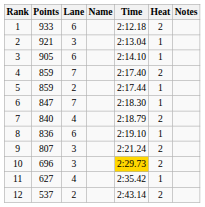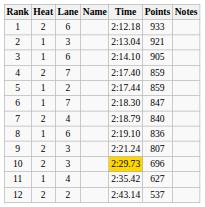columns swapped: (160, 12) <-> (46, 12)
